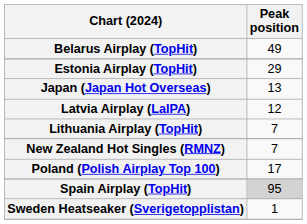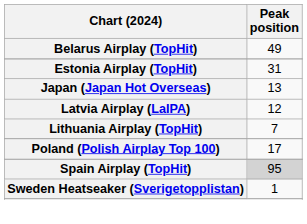(274, 68) 29 -> (274, 68) 31
- row: (126, 149)
